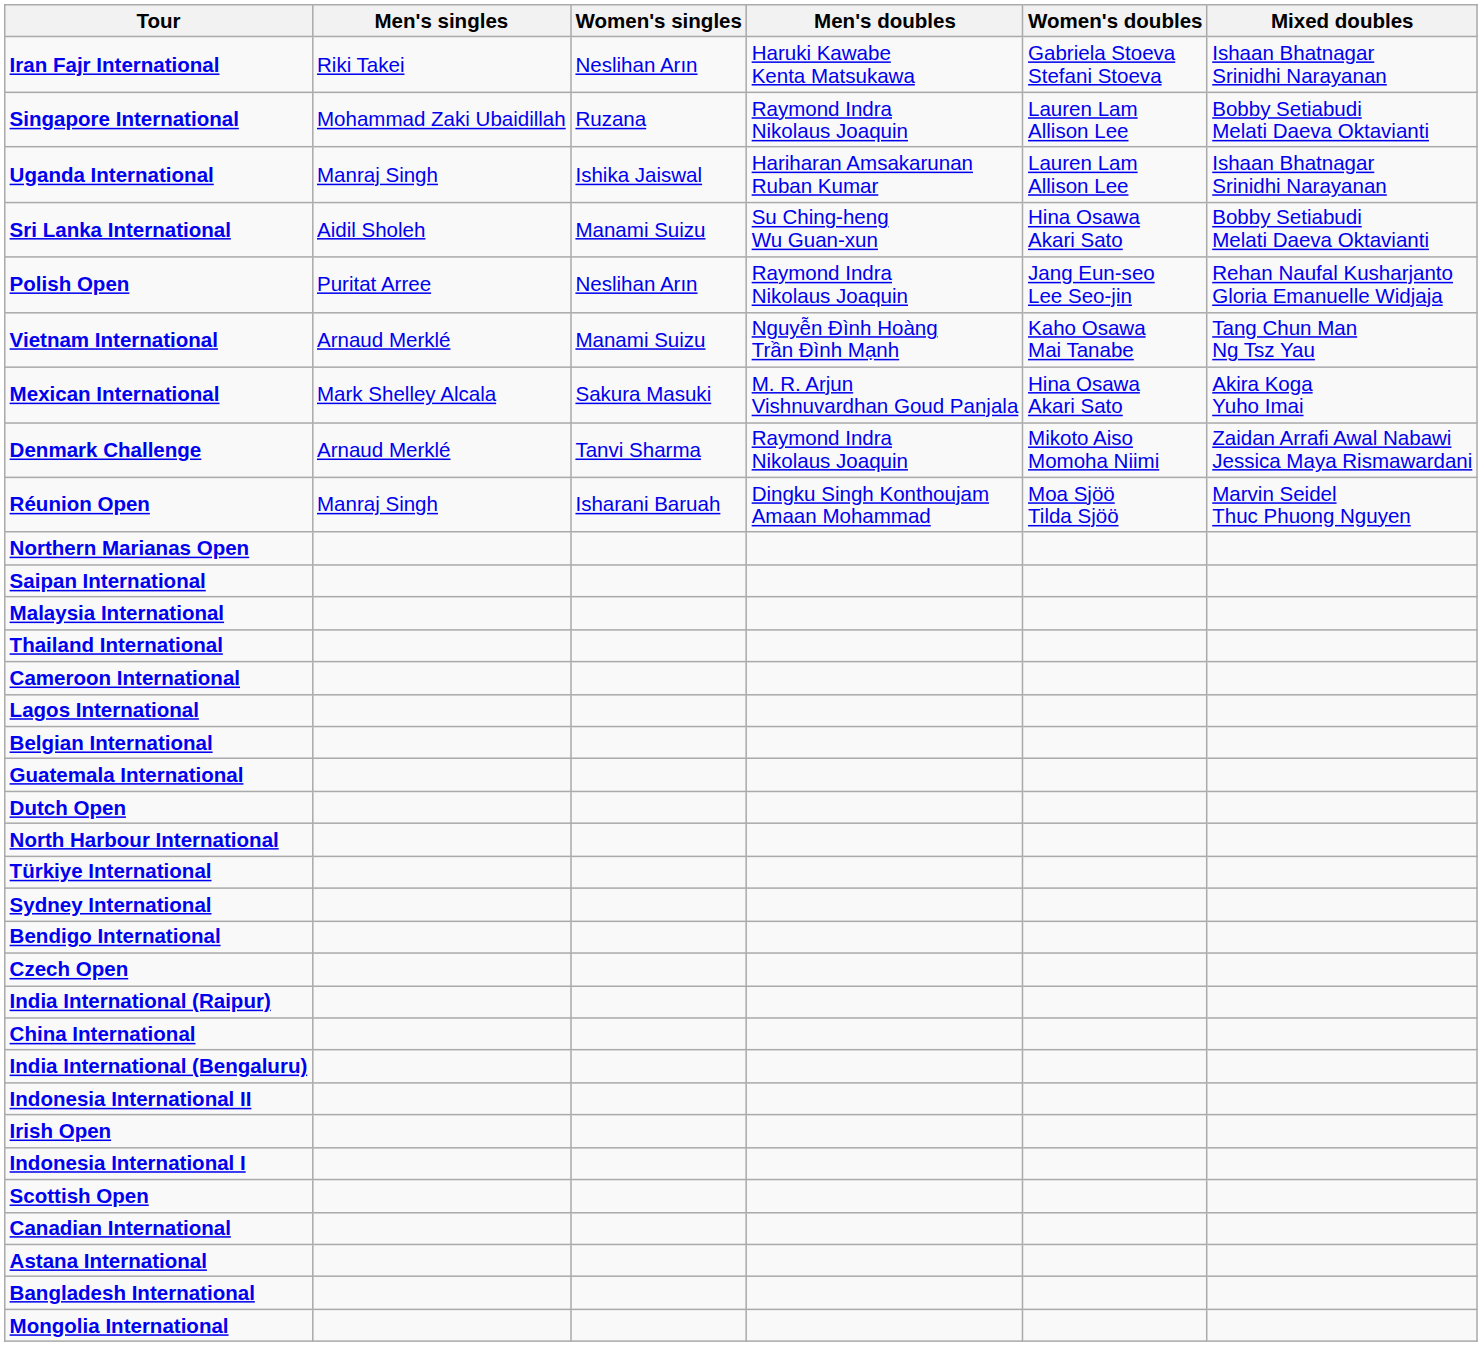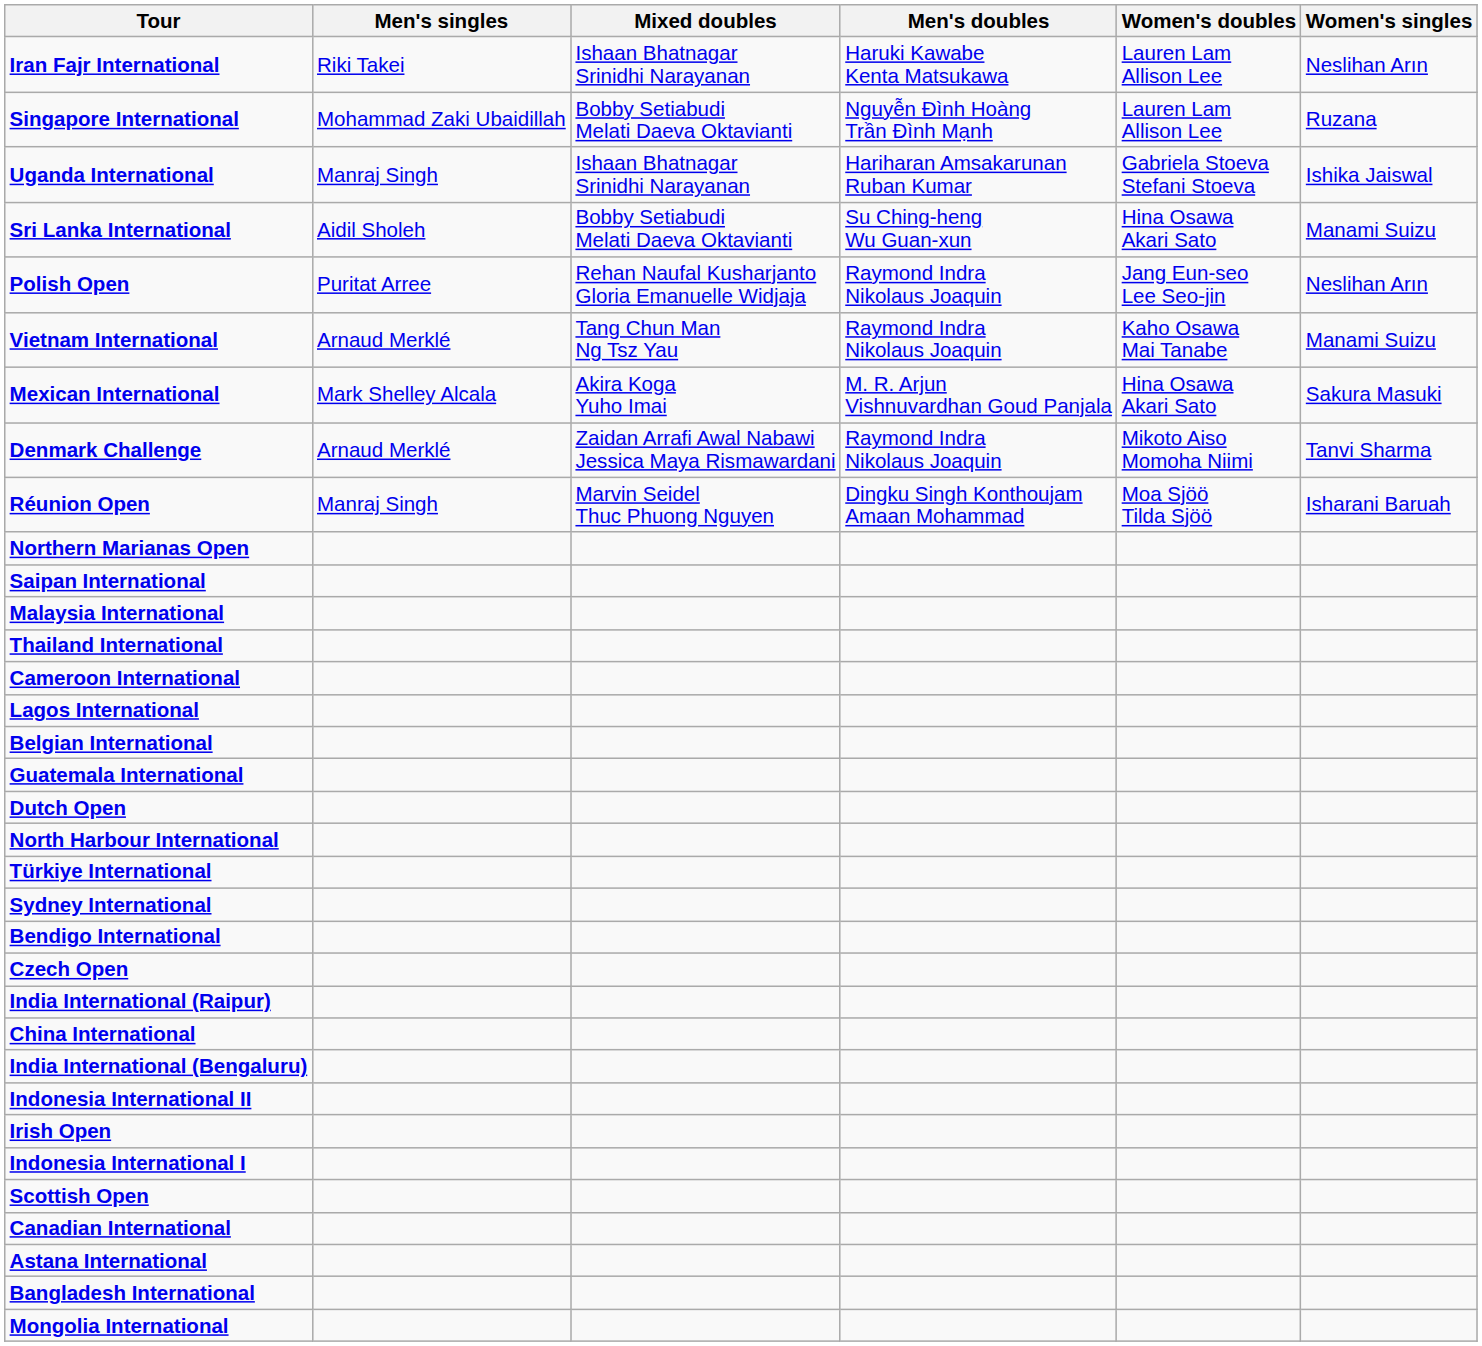columns swapped: (659, 21) <-> (1342, 21)
(1102, 64) Gabriela Stoeva Stefani Stoeva -> (1176, 64) Lauren Lam Allison Lee
(830, 119) Raymond Indra Nikolaus Joaquin -> (938, 119) Nguyễn Đình Hoàng Trần Đình Mạnh
(1083, 174) Lauren Lam Allison Lee -> (1195, 174) Gabriela Stoeva Stefani Stoeva
(845, 339) Nguyễn Đình Hoàng Trần Đình Mạnh -> (923, 339) Raymond Indra Nikolaus Joaquin
